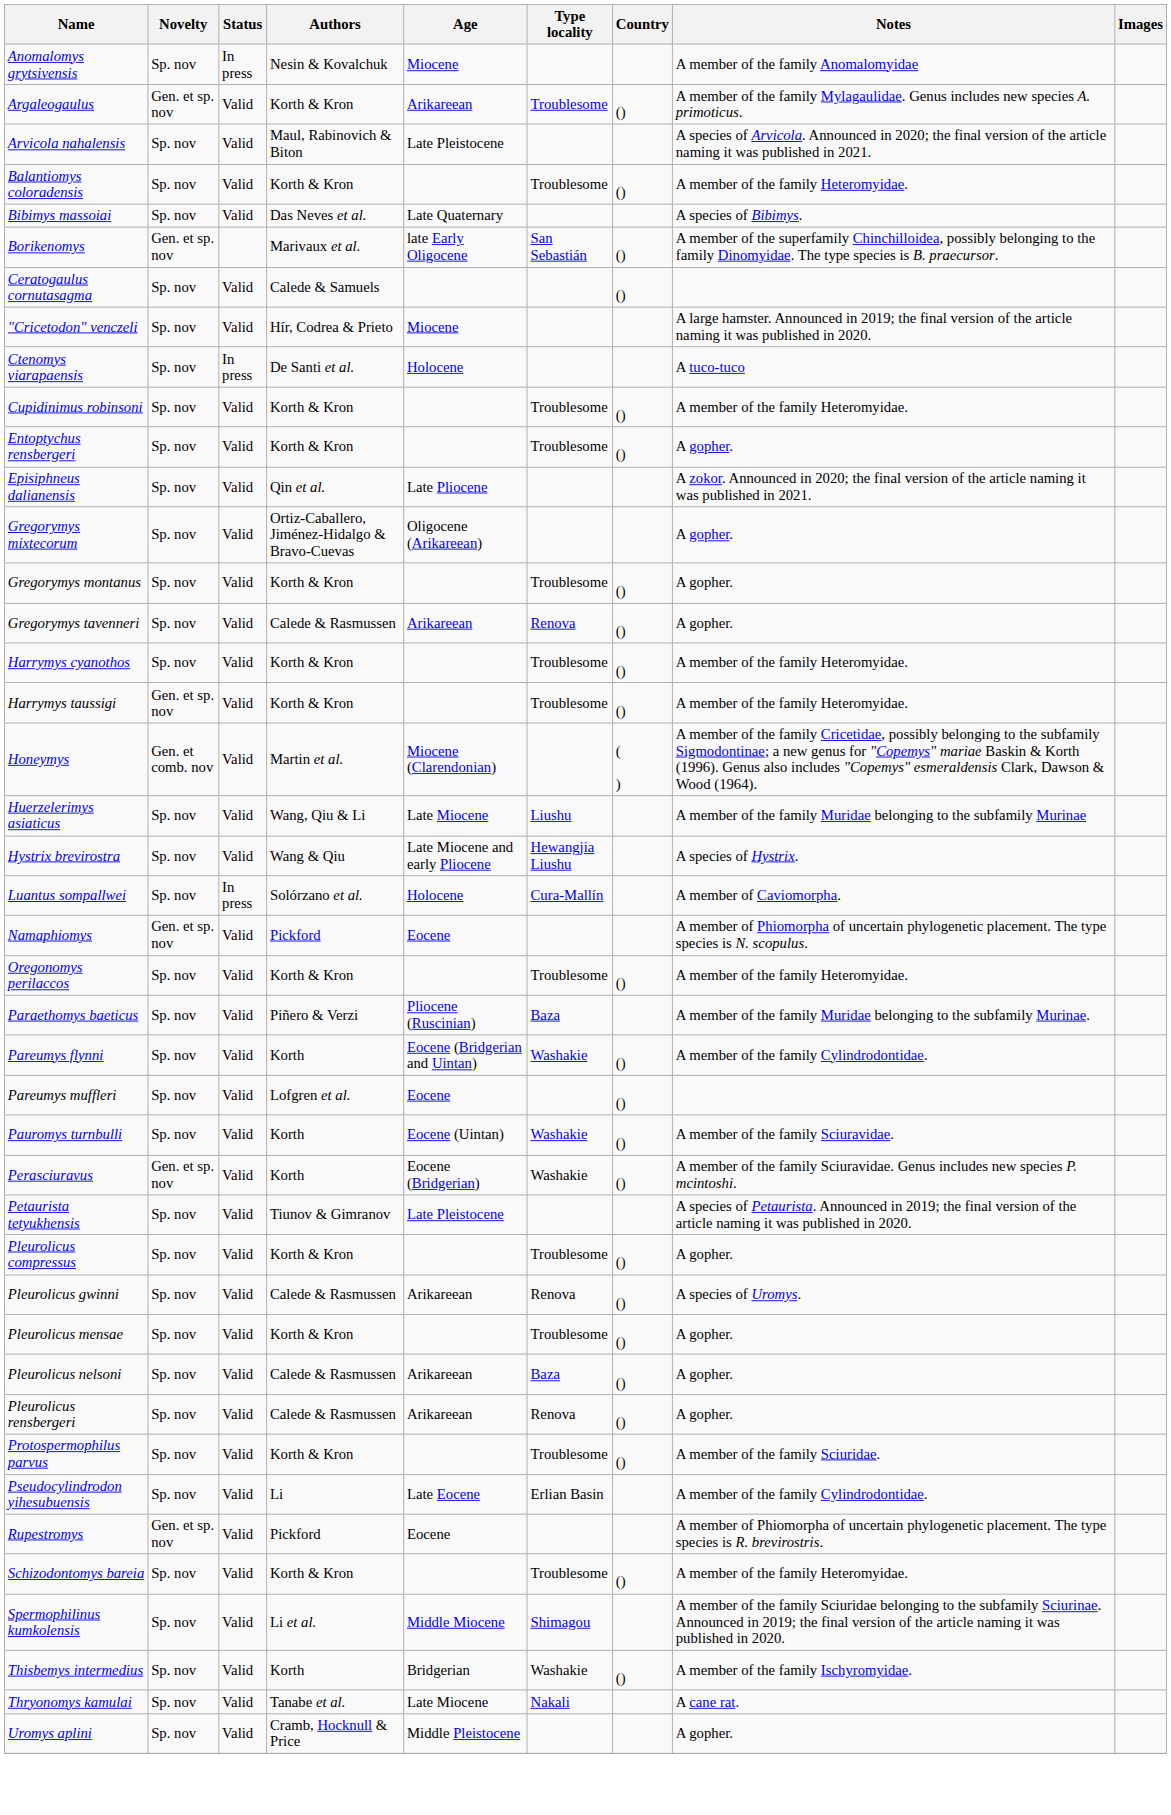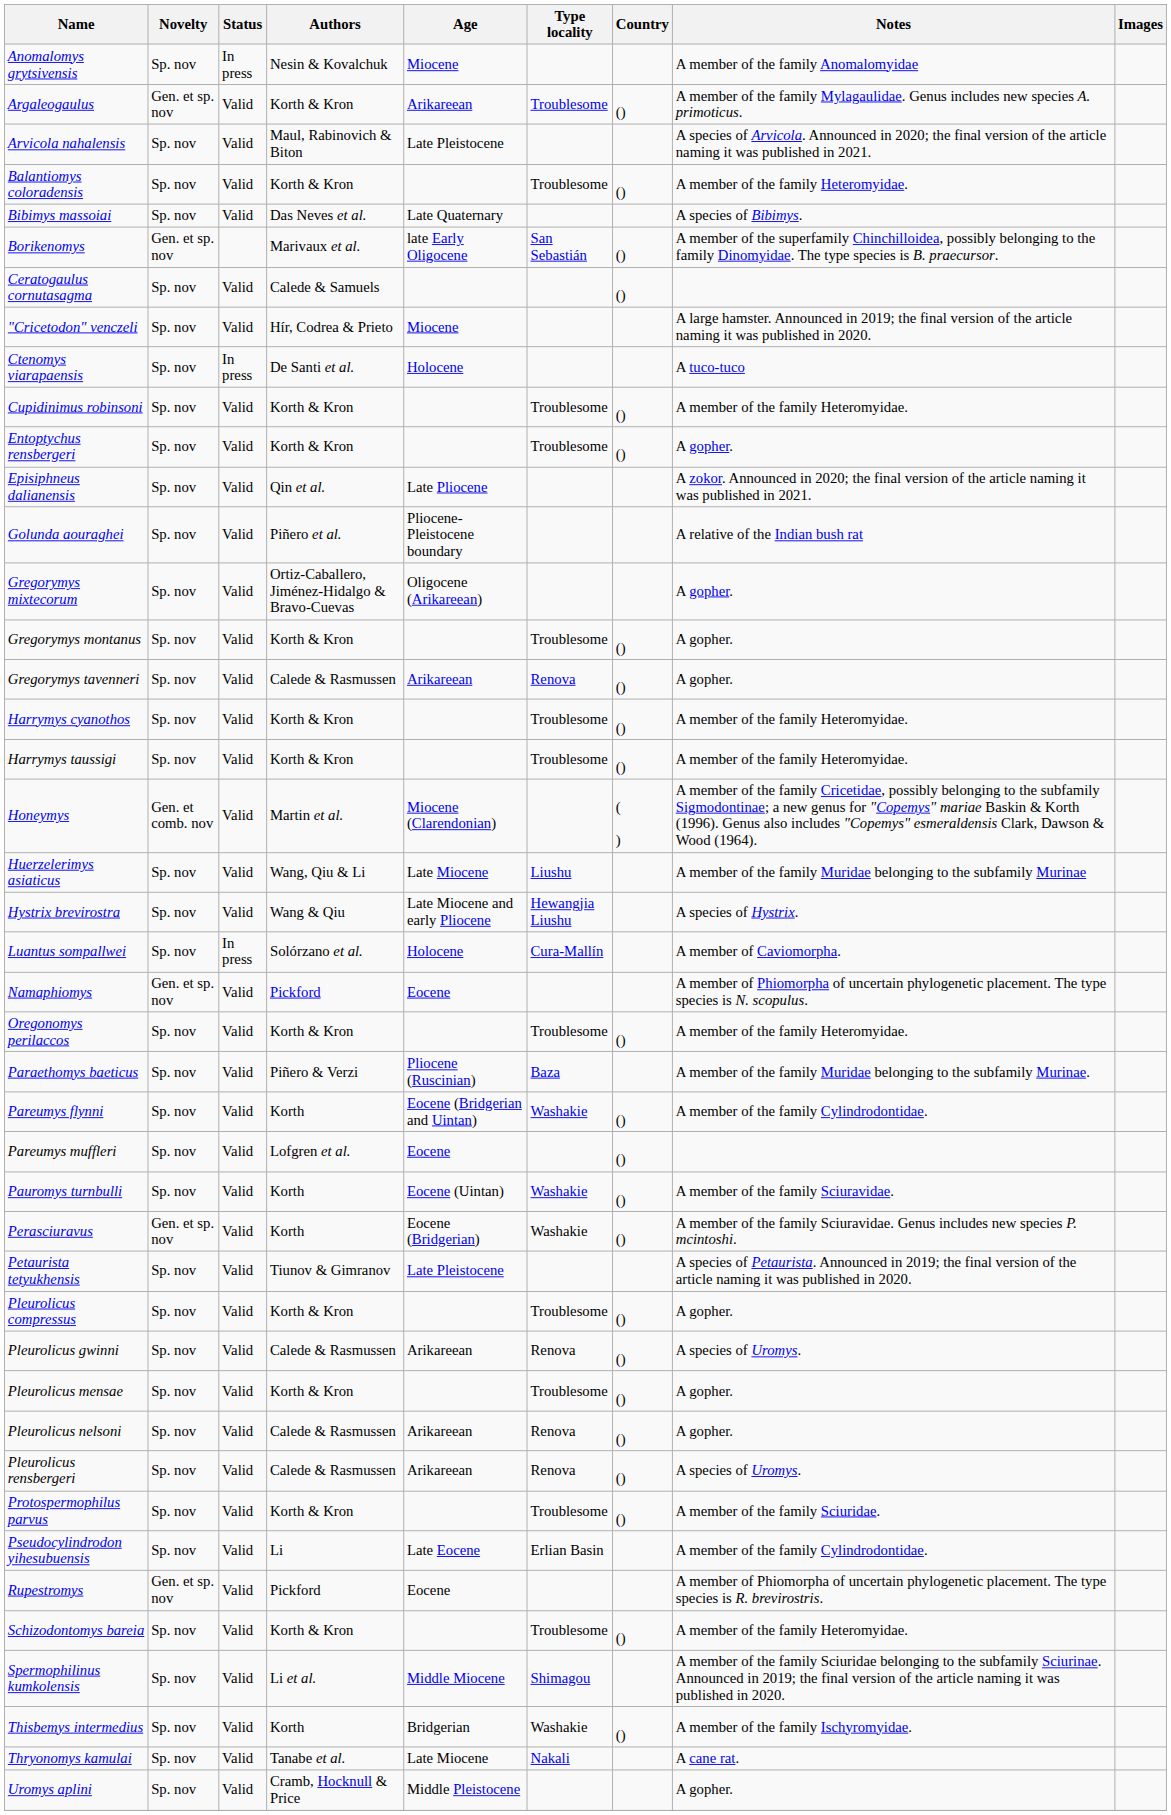+ row: (66, 534)
(183, 702) Gen. et sp. nov -> (174, 759) Sp. nov
(545, 1374) Baza -> (553, 1430) Renova
(704, 1414) A gopher. -> (738, 1470) A species of Uromys.
